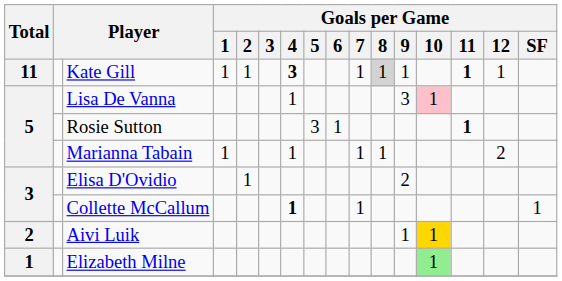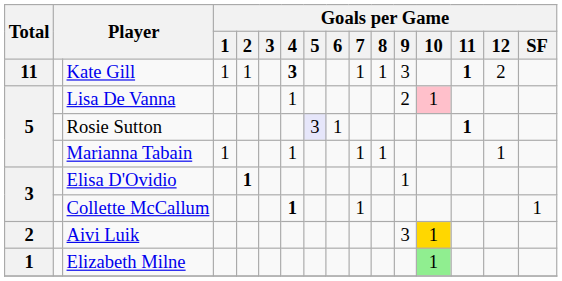(383, 72) lightgrey background -> (383, 72) no background
(405, 72) 1 -> (405, 72) 3
(501, 72) 1 -> (501, 72) 2
(405, 99) 3 -> (405, 99) 2
(315, 126) no background -> (315, 126) lavender background
(501, 153) 2 -> (501, 153) 1
(247, 180) normal -> (247, 180) bold
(405, 180) 2 -> (405, 180) 1
(405, 234) 1 -> (405, 234) 3
